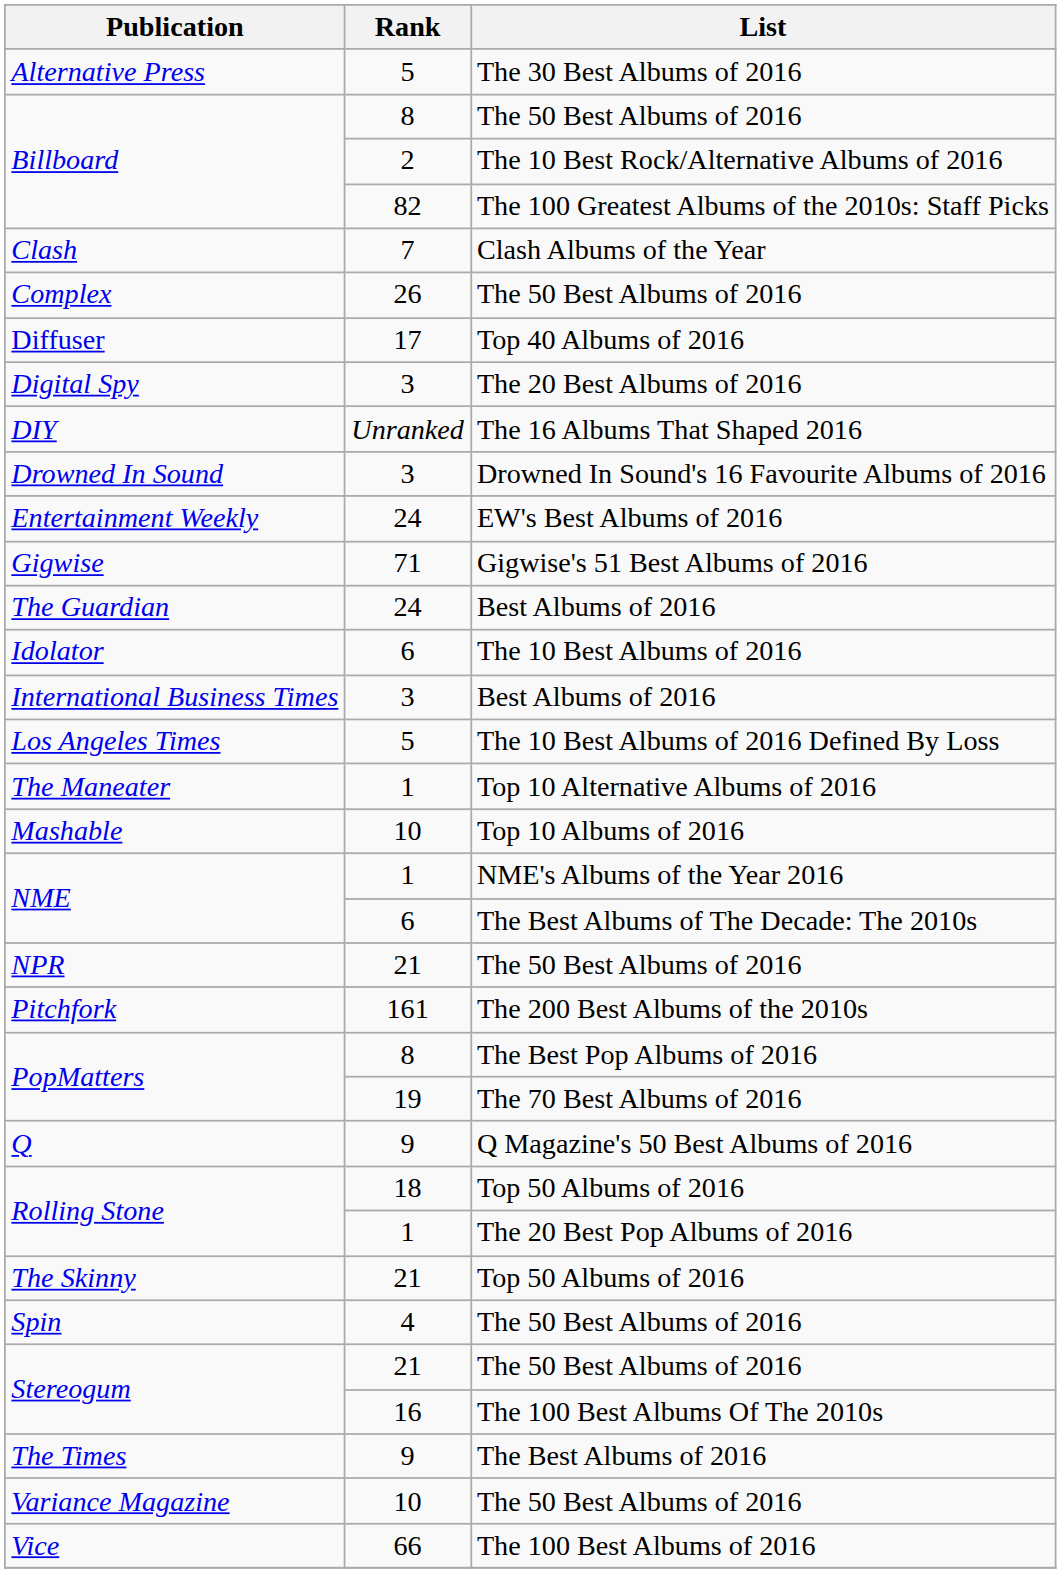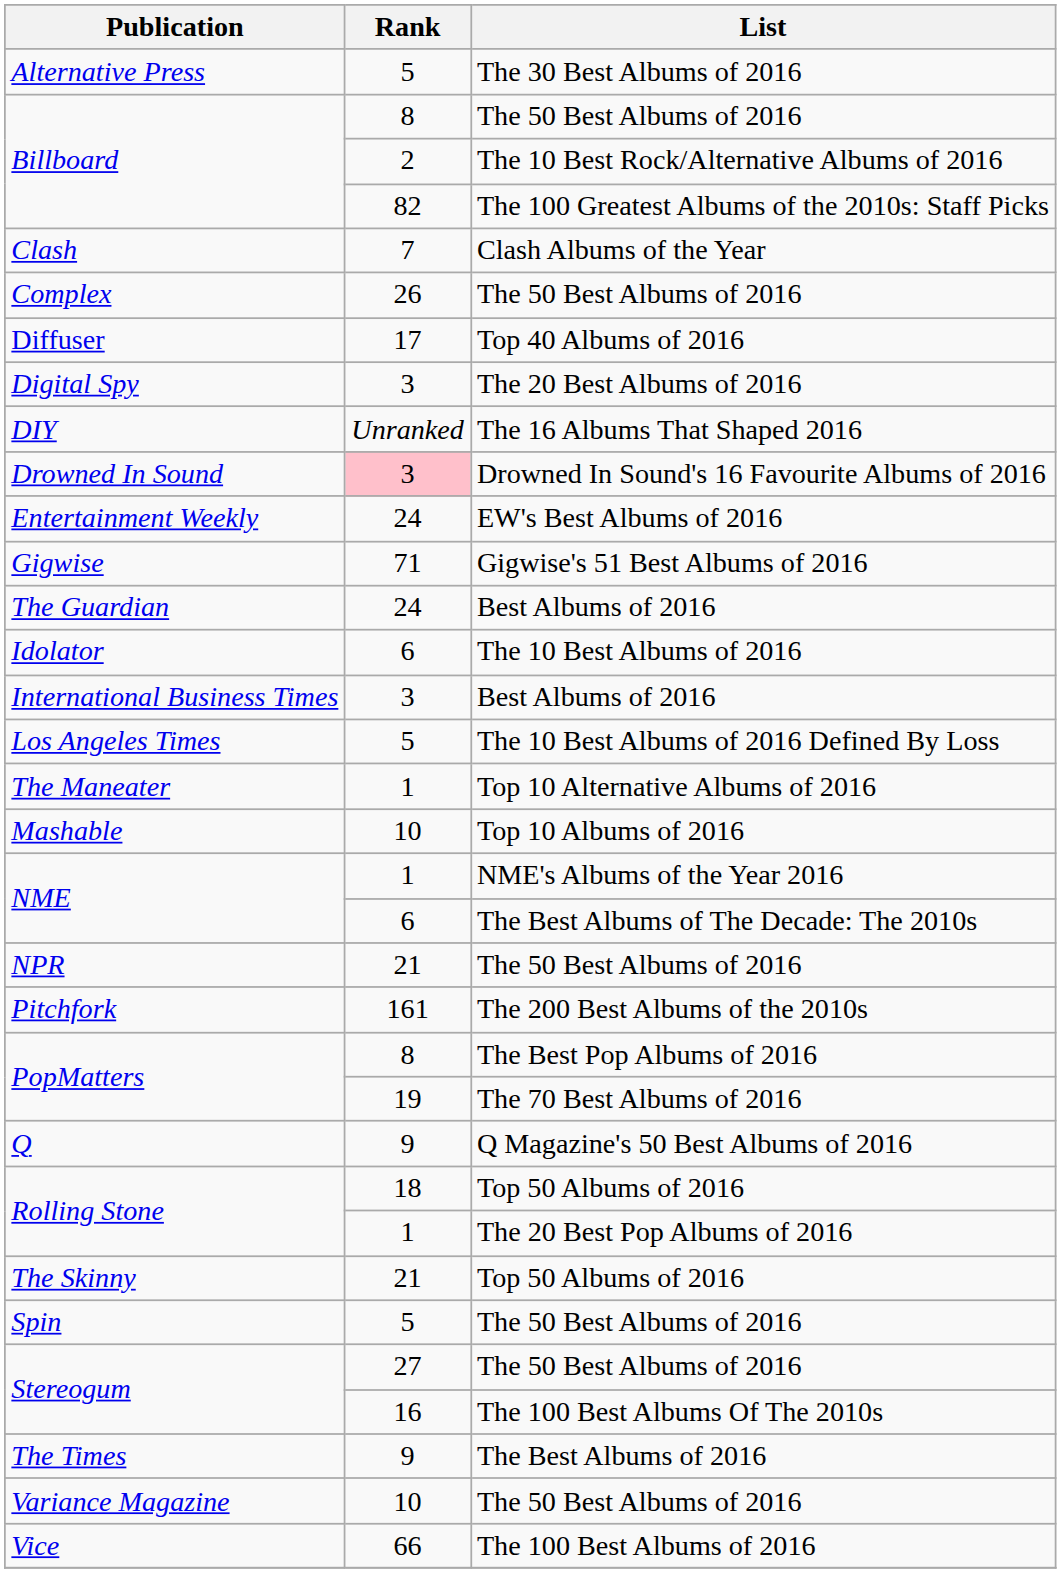(408, 473) no background -> (408, 473) pink background
(408, 1321) 4 -> (408, 1321) 5
(408, 1366) 21 -> (408, 1366) 27
